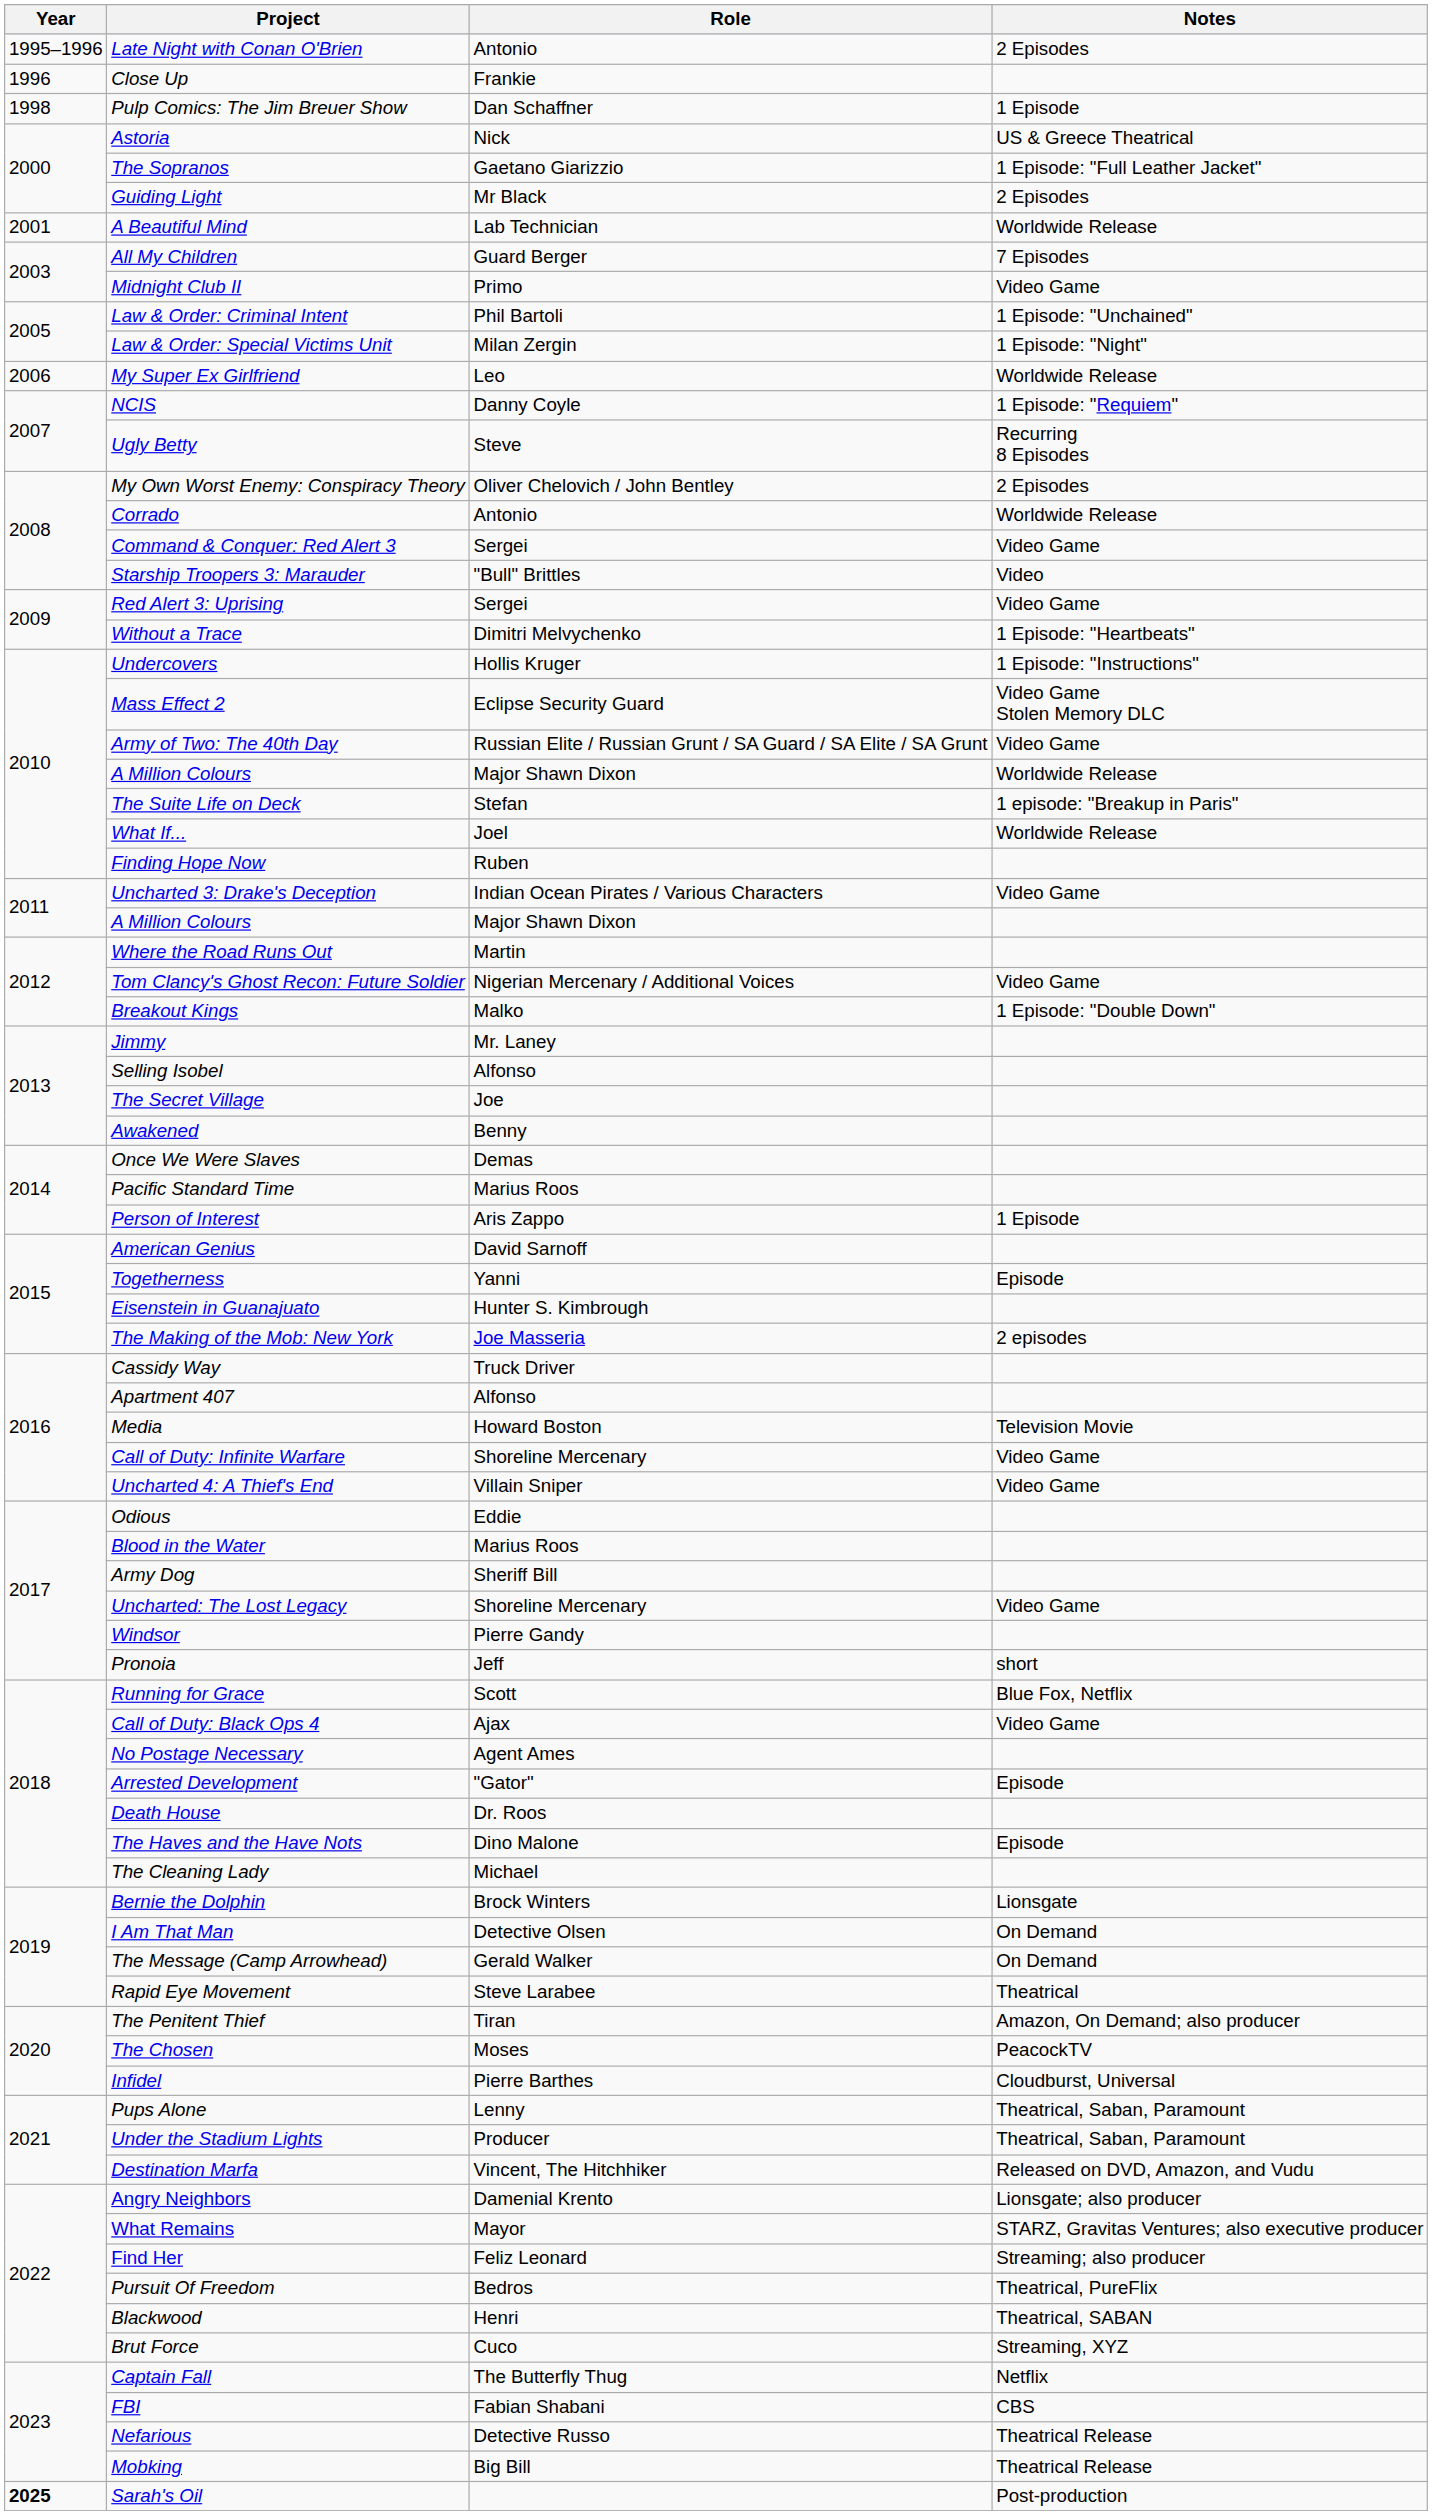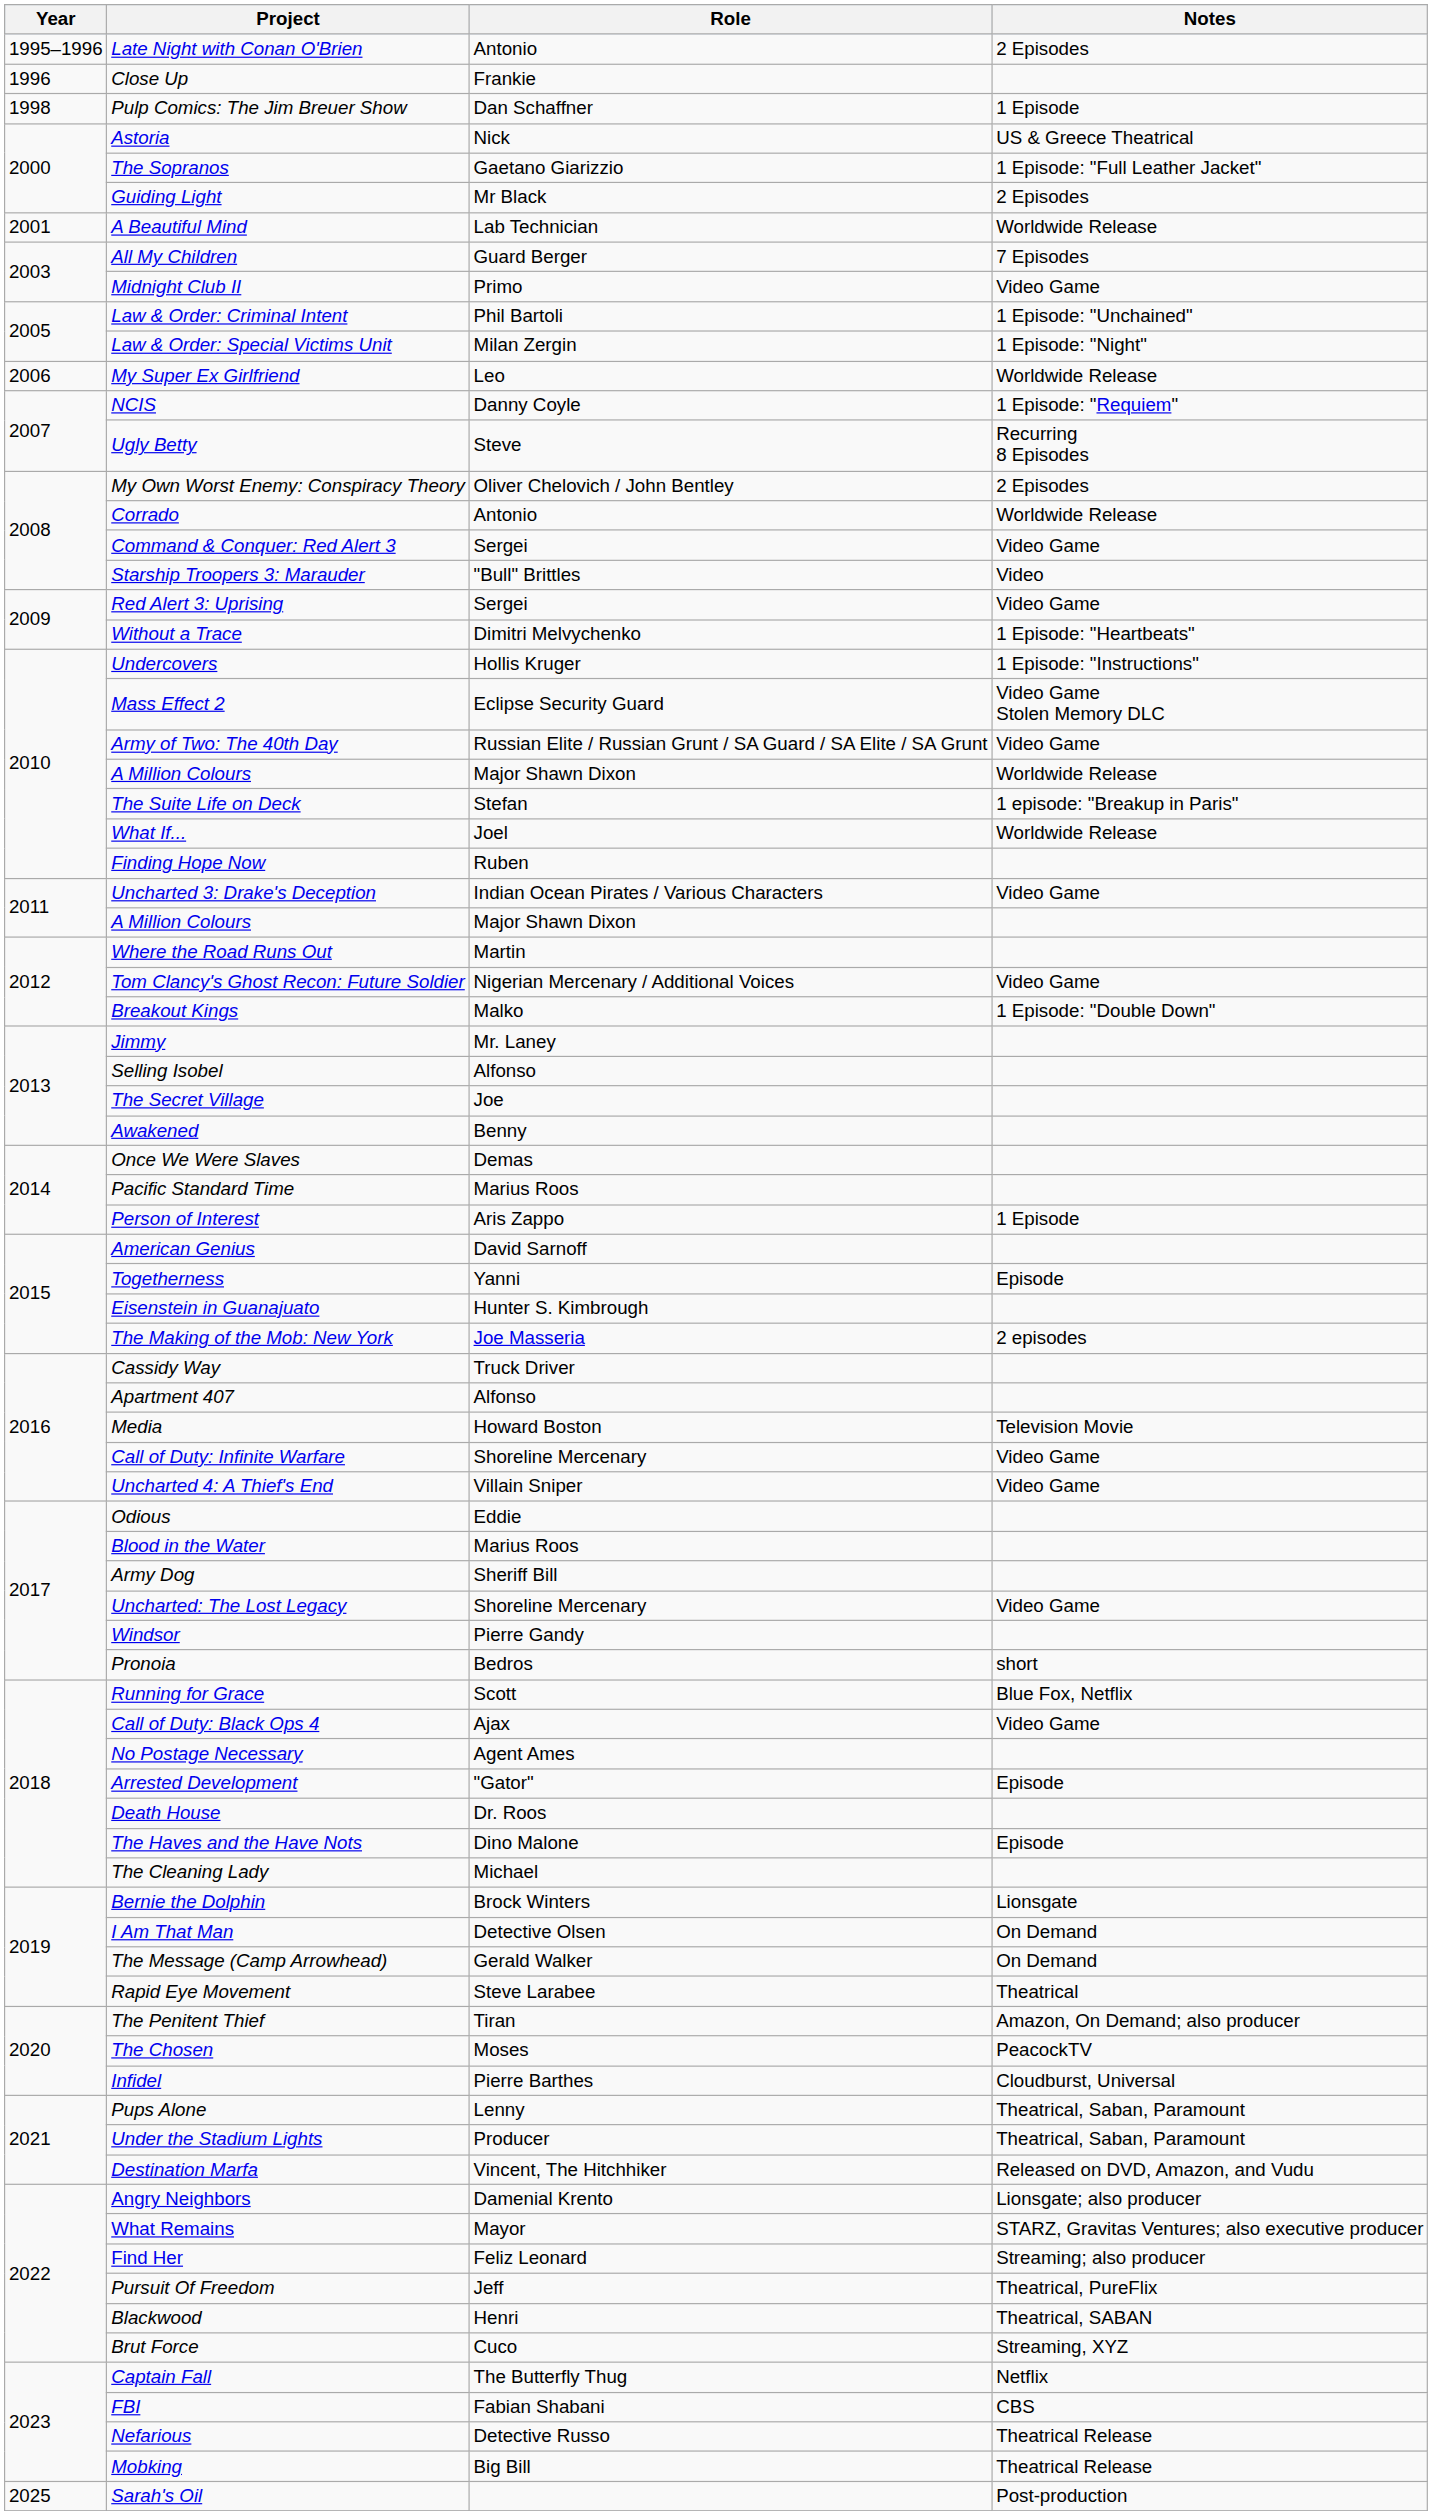(488, 1664) Jeff -> (503, 1664) Bedros
(503, 2288) Bedros -> (488, 2288) Jeff
(30, 2495) bold -> (30, 2495) normal
